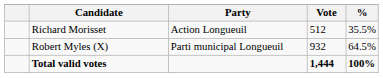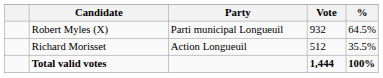rows swapped: (70, 47) <-> (69, 30)
